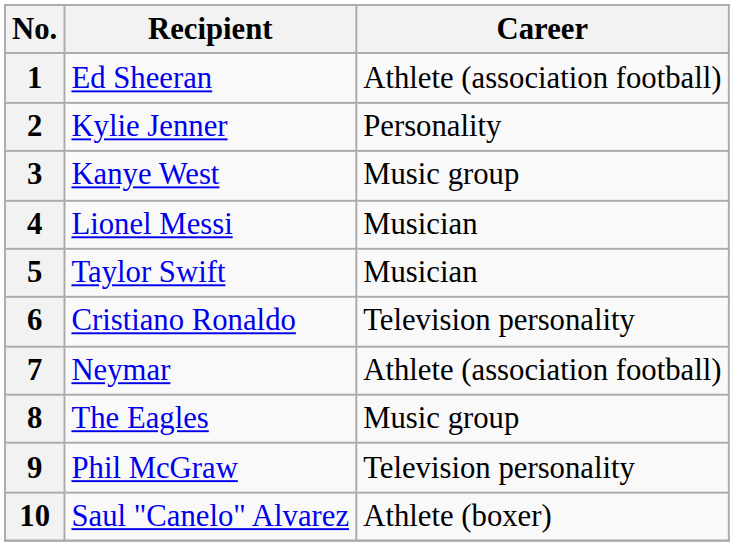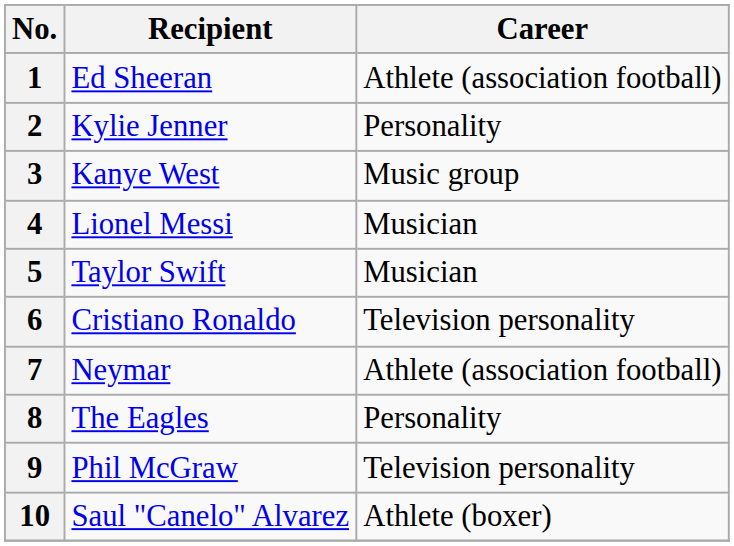(441, 418) Music group -> (432, 418) Personality
